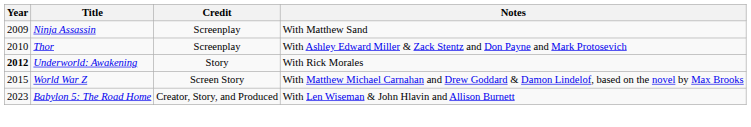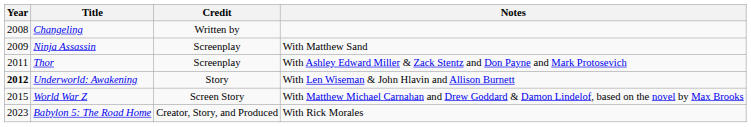+ row: (58, 29)
(18, 46) 2010 -> (18, 63) 2011
(323, 63) With Rick Morales -> (399, 79) With Len Wiseman & John Hlavin and Allison Burnett
(399, 96) With Len Wiseman & John Hlavin and Allison Burnett -> (323, 113) With Rick Morales
